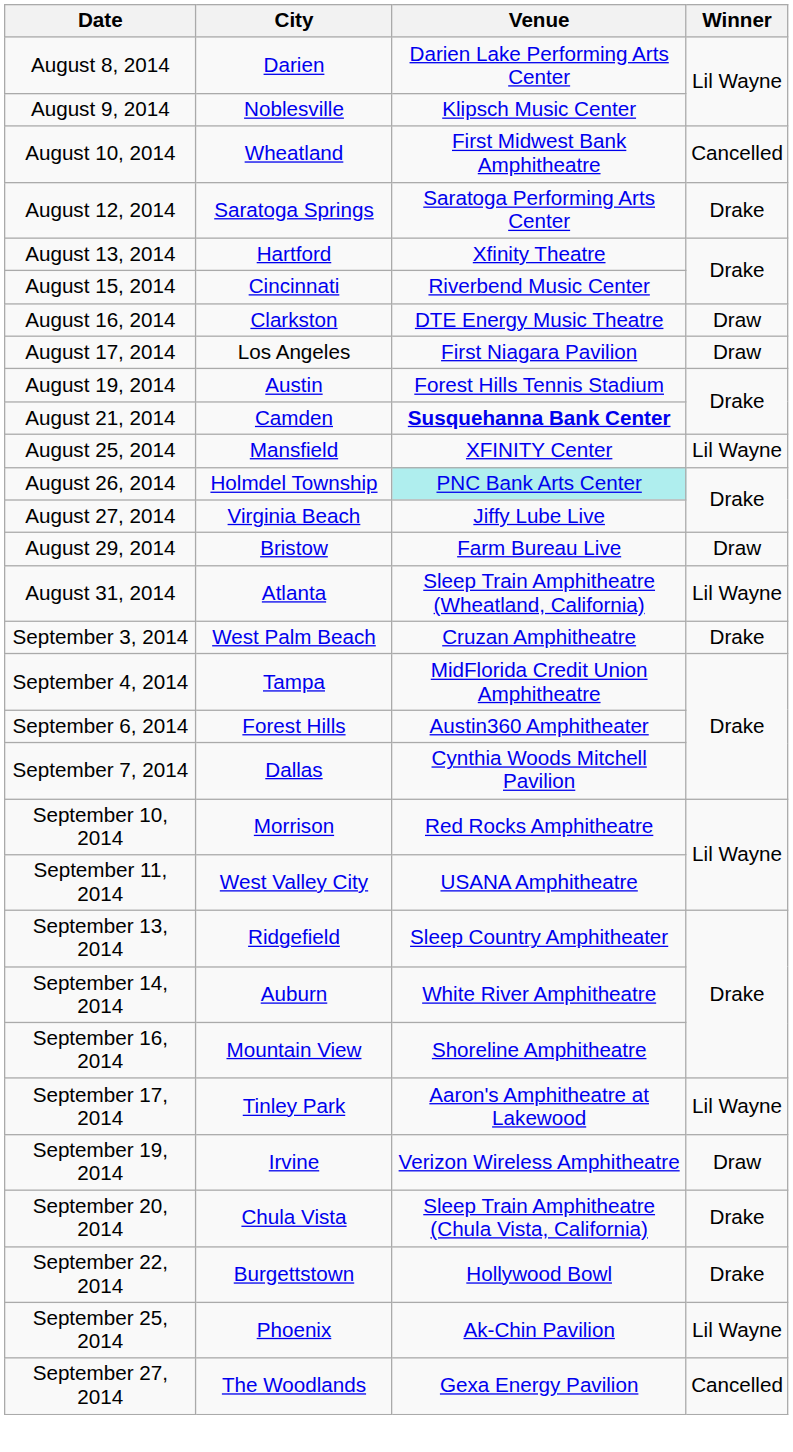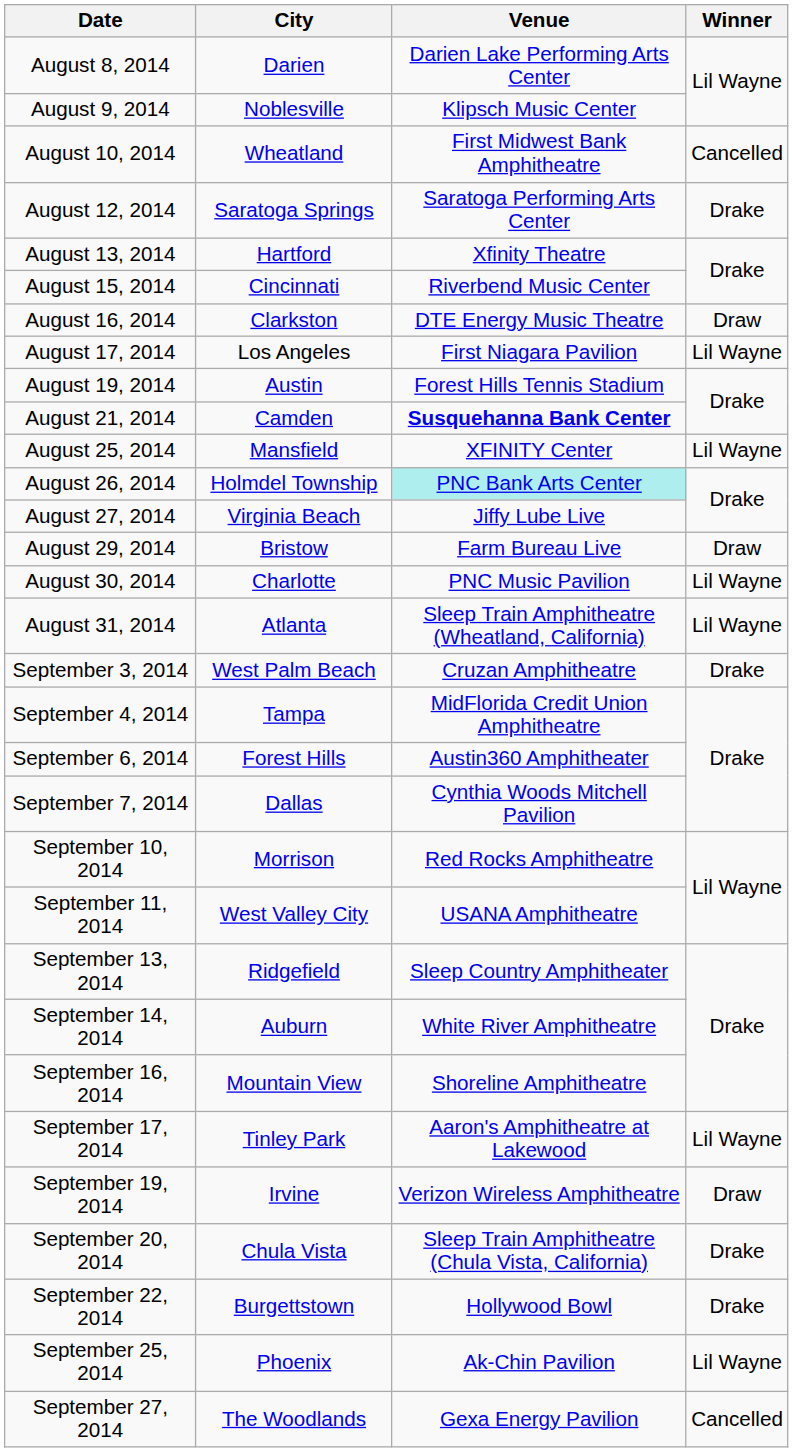(737, 352) Draw -> (737, 352) Lil Wayne
+ row: (100, 581)
